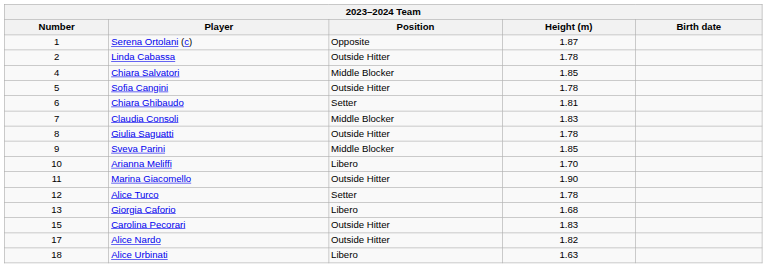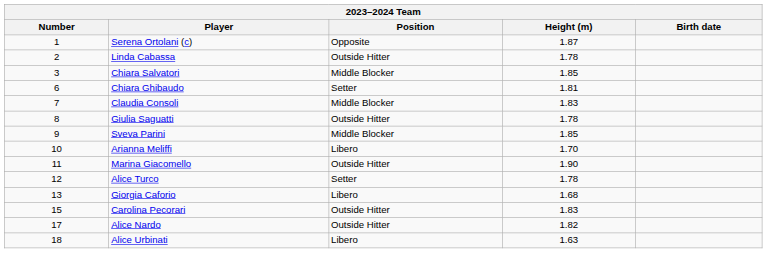(57, 73) 4 -> (57, 73) 3
- row: (140, 88)
